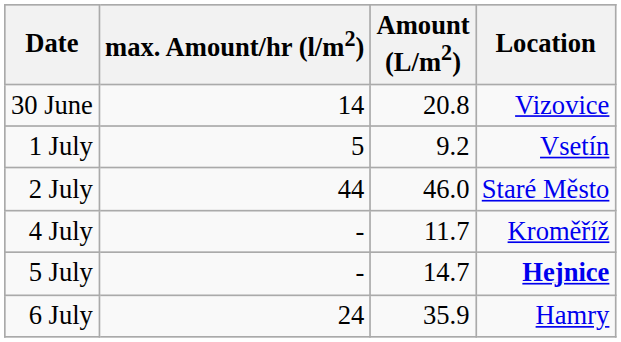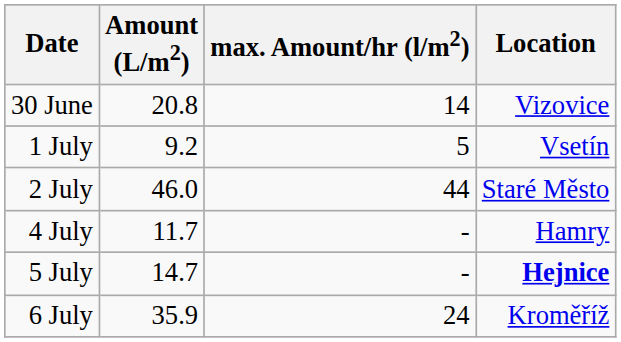columns swapped: (423, 44) <-> (235, 44)
(558, 231) Kroměříž -> (572, 231) Hamry
(572, 315) Hamry -> (558, 315) Kroměříž
